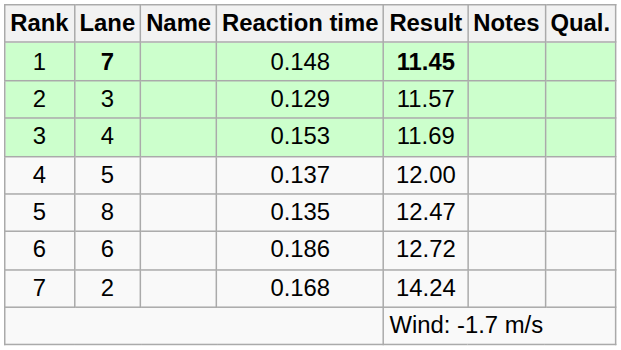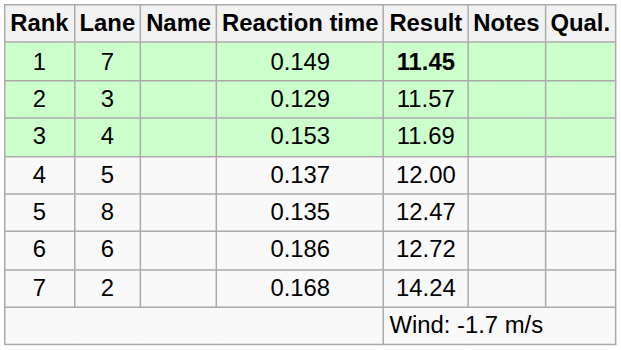(107, 61) bold -> (107, 61) normal
(300, 61) 0.148 -> (300, 61) 0.149
